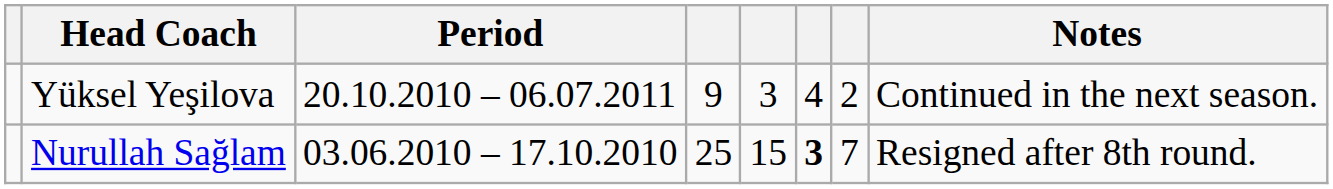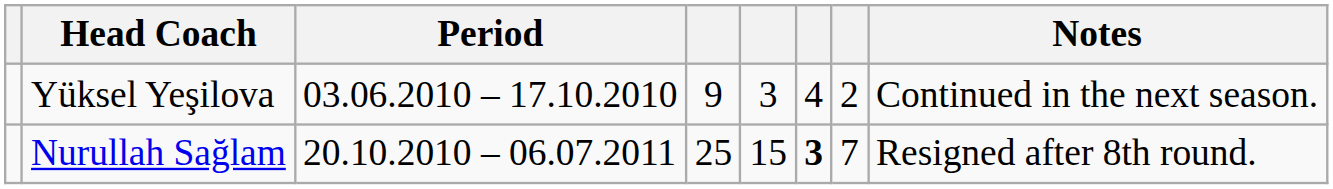(490, 93) 20.10.2010 – 06.07.2011 -> (490, 93) 03.06.2010 – 17.10.2010
(490, 152) 03.06.2010 – 17.10.2010 -> (490, 152) 20.10.2010 – 06.07.2011
